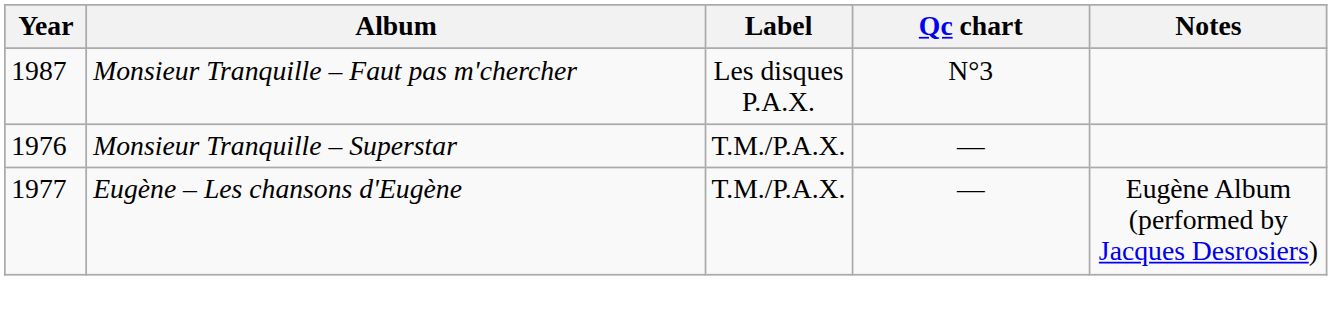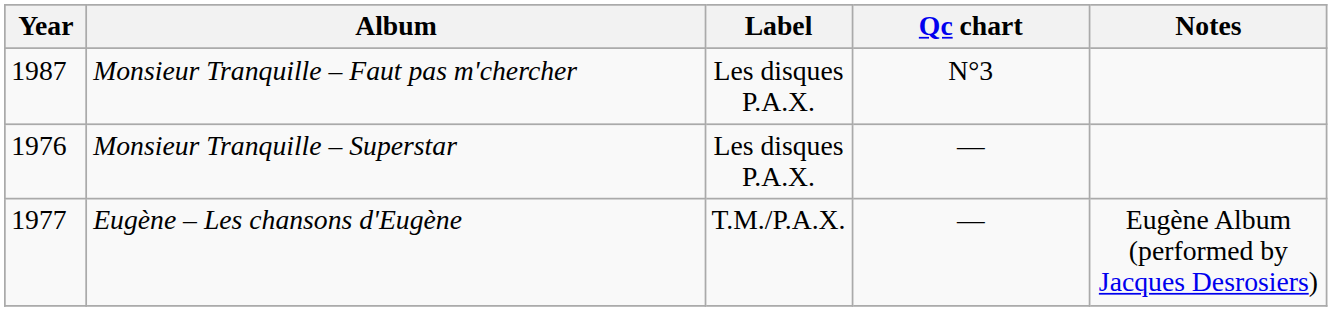(778, 145) T.M./P.A.X. -> (778, 160) Les disques P.A.X.
